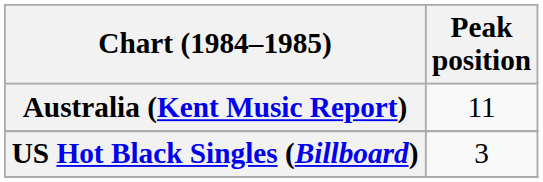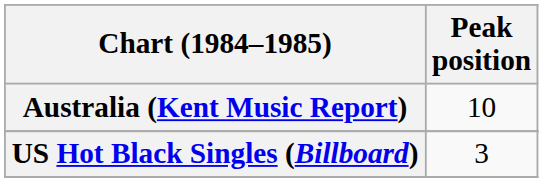(482, 107) 11 -> (482, 107) 10
